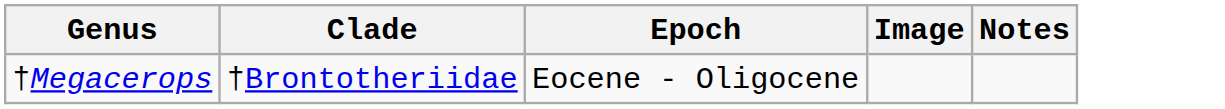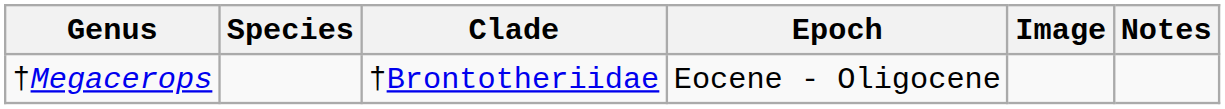+ column: (290, 30)
